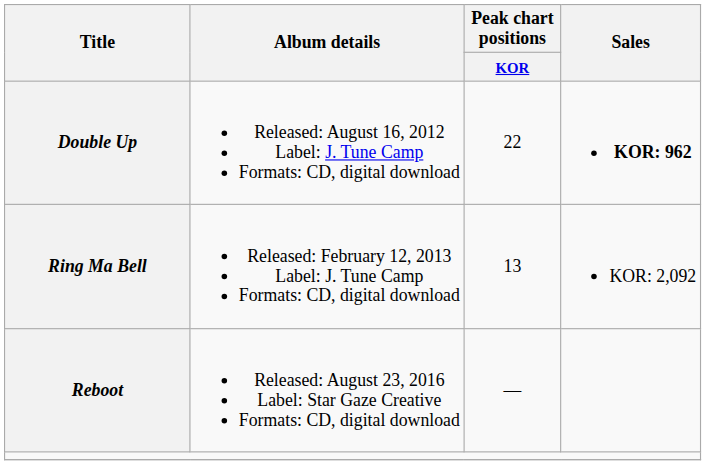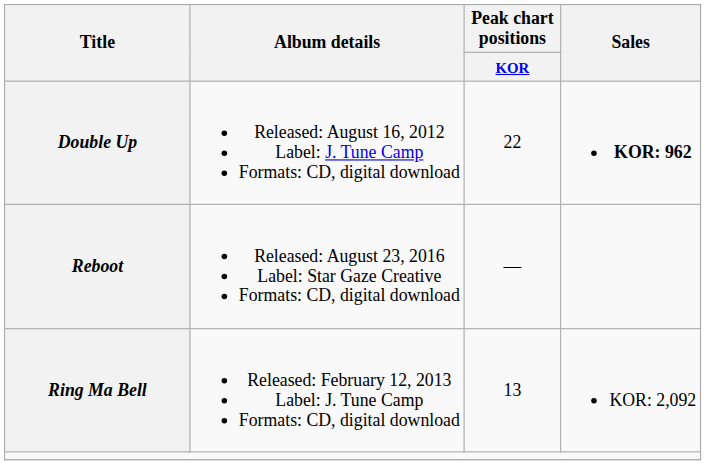rows swapped: (97, 266) <-> (97, 389)
